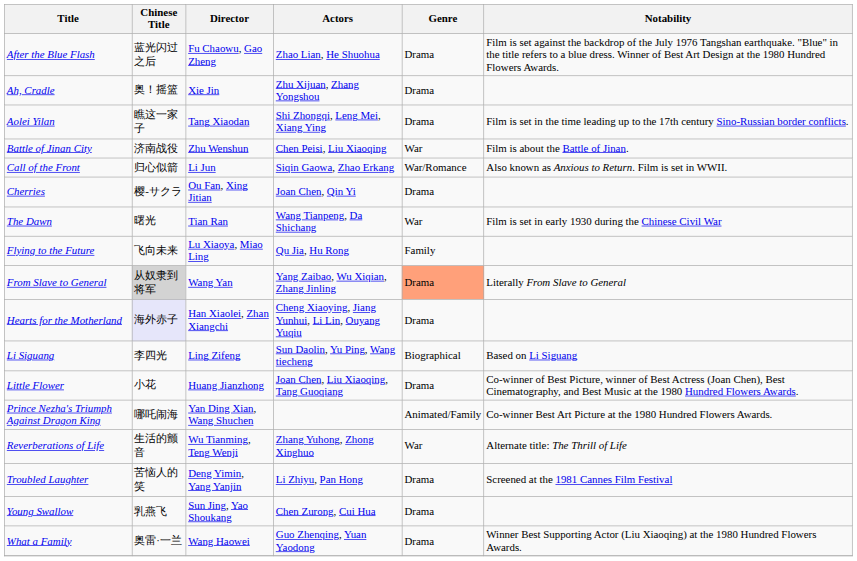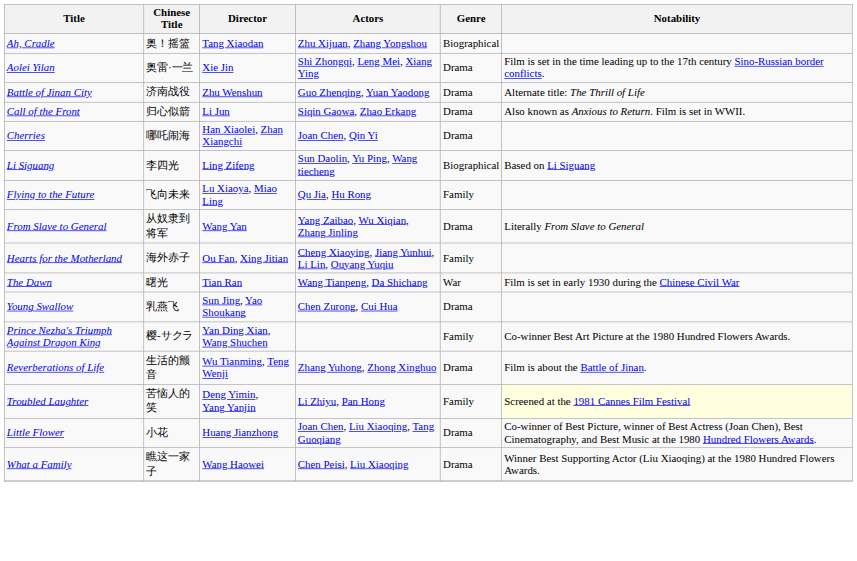- row: (51, 54)
(204, 90) Xie Jin -> (233, 43) Tang Xiaodan
(419, 90) Drama -> (471, 43) Biographical
(156, 121) 瞧这一家子 -> (170, 67) 奥雷·一兰
(219, 122) Tang Xiaodan -> (218, 68) Xie Jin
(331, 148) Chen Peisi, Liu Xiaoqing -> (364, 92) Guo Zhenqing, Yuan Yaodong
(413, 148) War -> (458, 92) Drama
(557, 148) Film is about the Battle of Jinan. -> (575, 92) Alternate title: The Thrill of Life
(435, 167) War/Romance -> (458, 111) Drama
(158, 191) 樱-サクラ -> (168, 135) 哪吒闹海
(218, 192) Ou Fan, Xing Jitian -> (243, 136) Han Xiaolei, Zhan Xiangchi
rows swapped: (29, 221) <-> (31, 355)
(156, 282) lightgrey background -> (168, 226) no background
(419, 282) lightsalmon background -> (458, 226) no background
(156, 319) lavender background -> (168, 257) no background
(228, 320) Han Xiaolei, Zhan Xiangchi -> (245, 258) Ou Fan, Xing Jitian
(419, 320) Drama -> (458, 258) Family
rows swapped: (35, 385) <-> (40, 511)
(156, 414) 哪吒闹海 -> (170, 336) 樱-サクラ
(443, 414) Animated/Family -> (458, 336) Family
(413, 446) War -> (458, 368) Drama
(557, 446) Alternate title: The Thrill of Life -> (575, 368) Film is about the Battle of Jinan.
(419, 480) Drama -> (458, 401) Family
(579, 480) no background -> (597, 401) lightyellow background
(158, 540) 奥雷·一兰 -> (168, 464) 瞧这一家子
(321, 541) Guo Zhenqing, Yuan Yaodong -> (353, 464) Chen Peisi, Liu Xiaoqing
